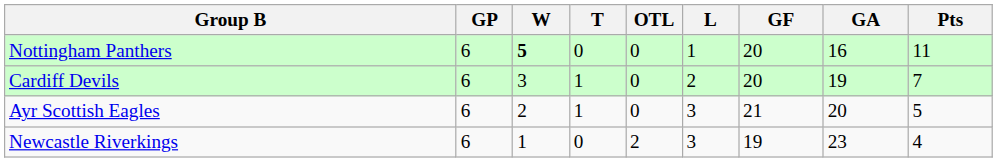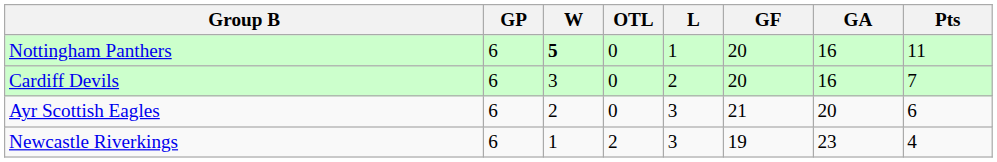- column: (597, 19)
(837, 80) 19 -> (827, 80) 16
(917, 111) 5 -> (912, 111) 6
